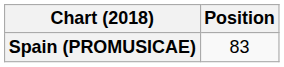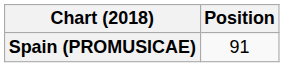(239, 47) 83 -> (239, 47) 91
